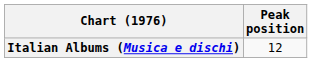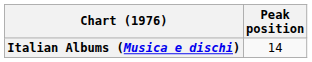(275, 48) 12 -> (275, 48) 14
